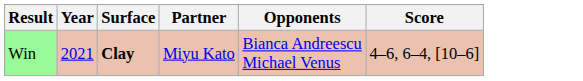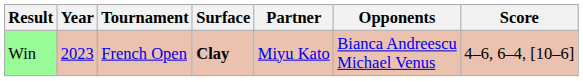+ column: (145, 17)
(77, 52) 2021 -> (77, 52) 2023
